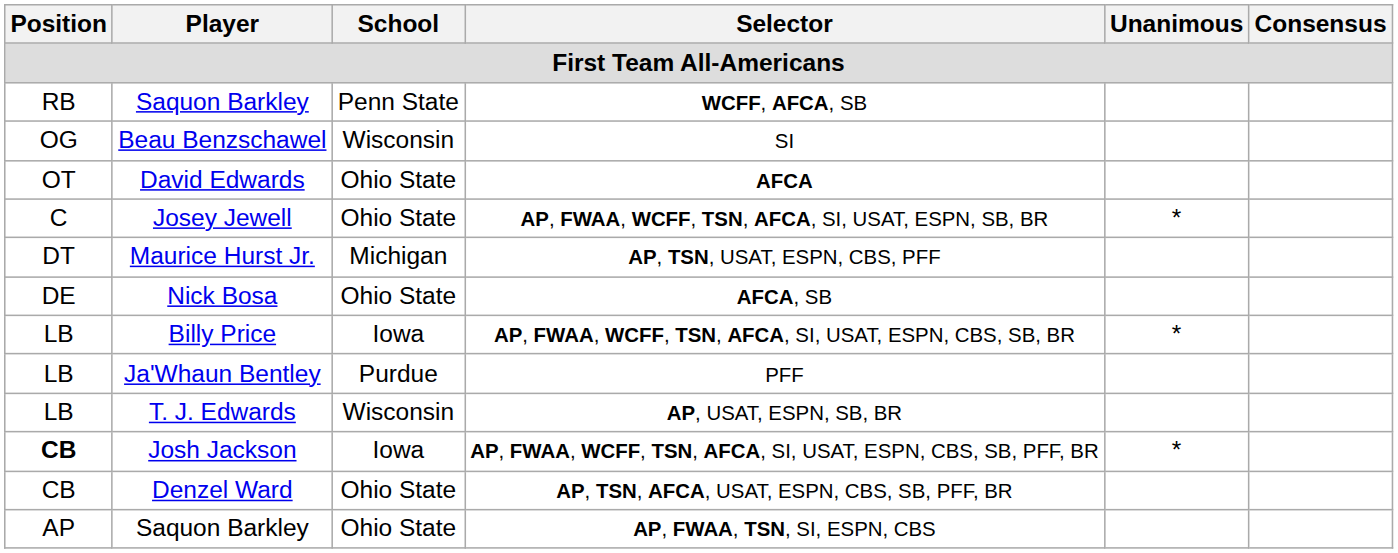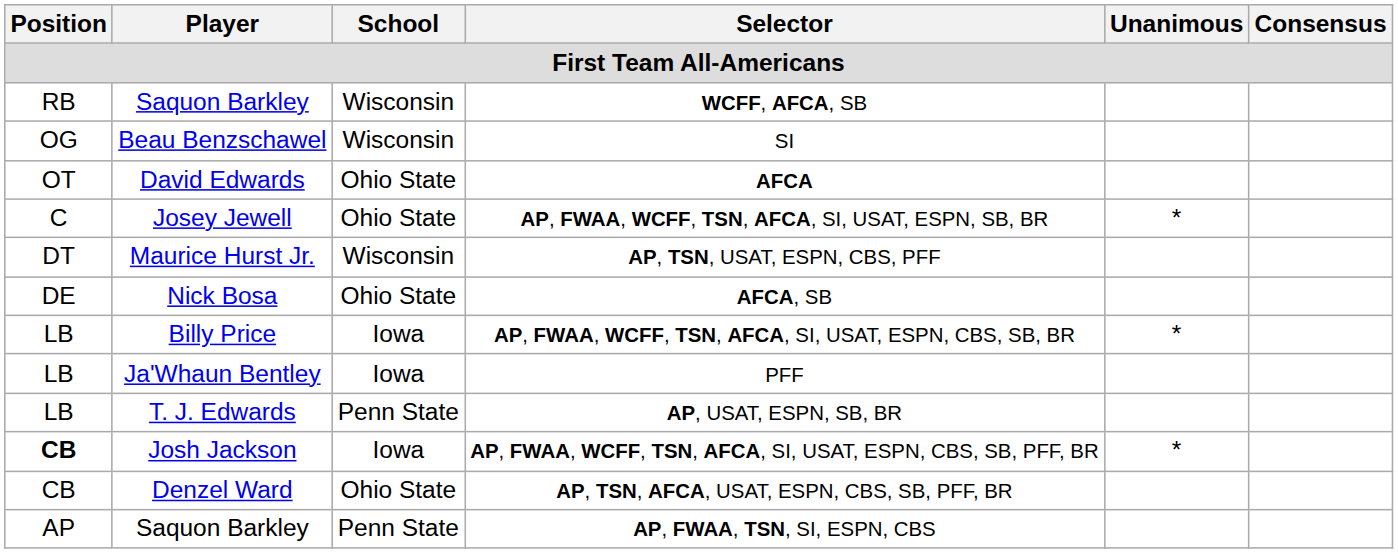(398, 101) Penn State -> (398, 101) Wisconsin
(398, 256) Michigan -> (398, 256) Wisconsin
(398, 373) Purdue -> (398, 373) Iowa
(398, 412) Wisconsin -> (398, 412) Penn State
(398, 528) Ohio State -> (398, 528) Penn State
